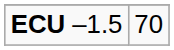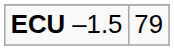(149, 24) 70 -> (149, 24) 79
